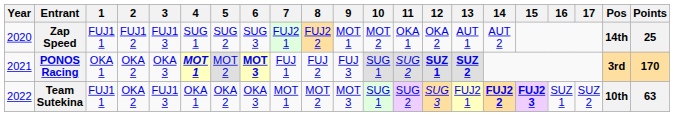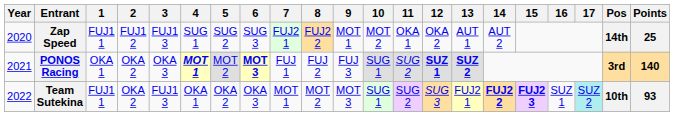(650, 67) 170 -> (650, 67) 140
(589, 97) no background -> (589, 97) paleturquoise background
(650, 97) 63 -> (650, 97) 93
